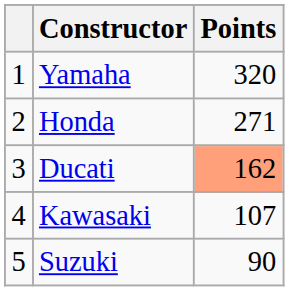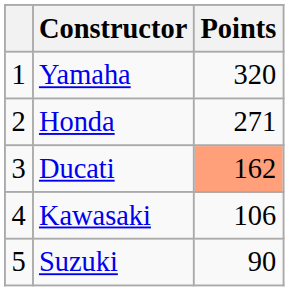(255, 215) 107 -> (255, 215) 106
